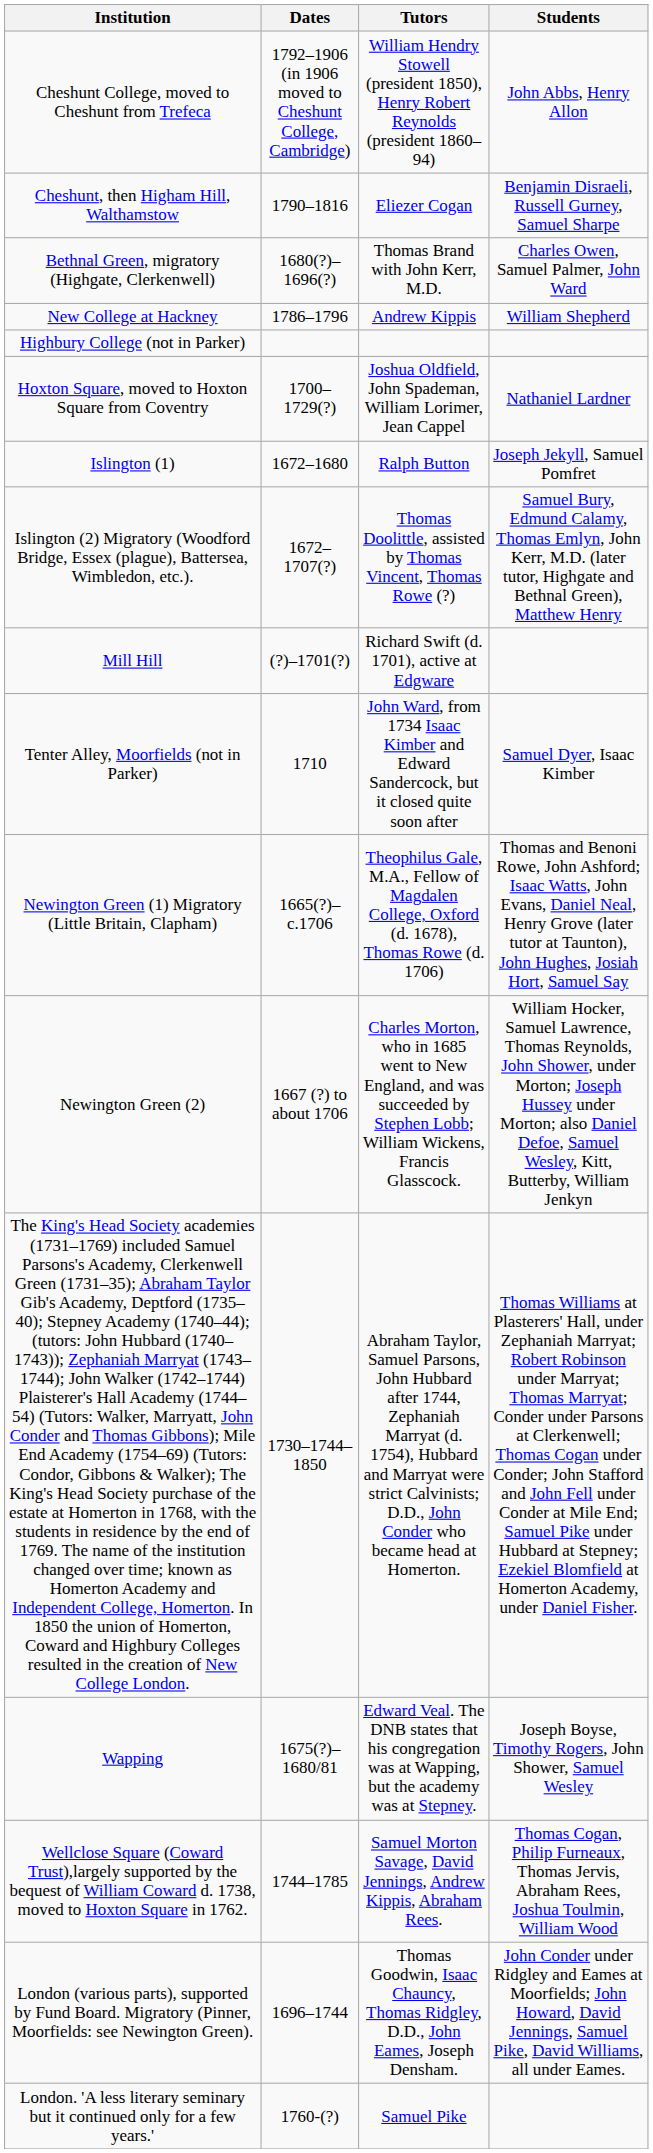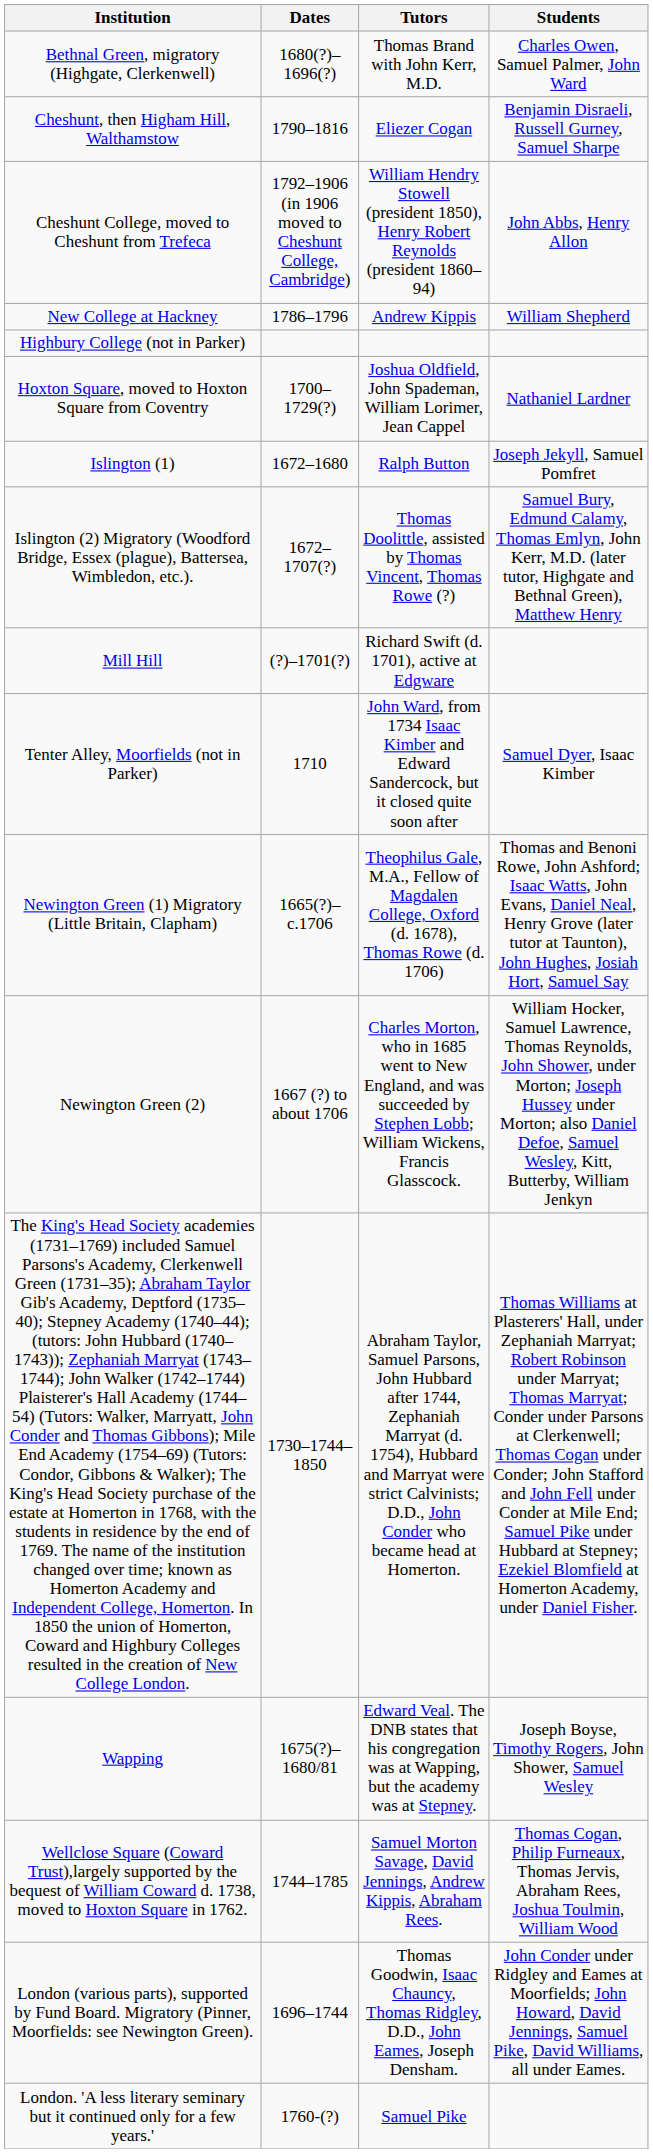rows swapped: (133, 270) <-> (133, 102)
